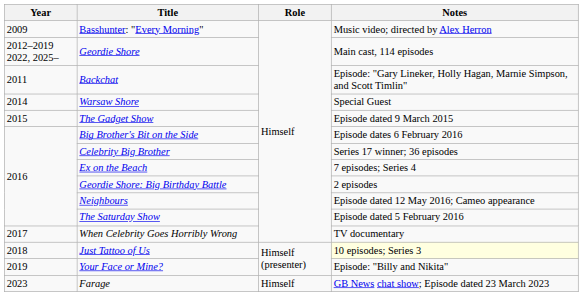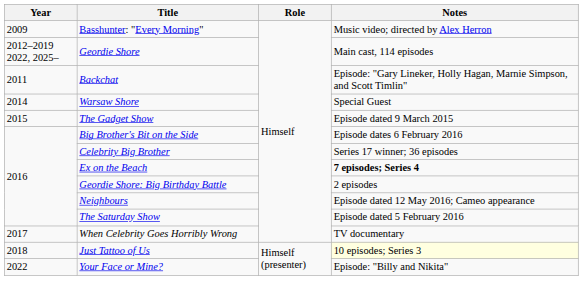(375, 168) normal -> (376, 168) bold
(17, 267) 2019 -> (17, 267) 2022
- row: (95, 283)
